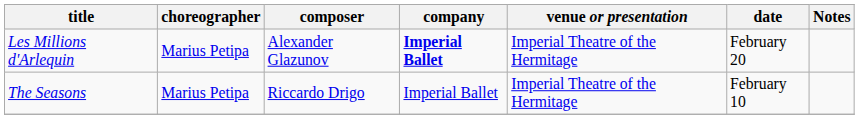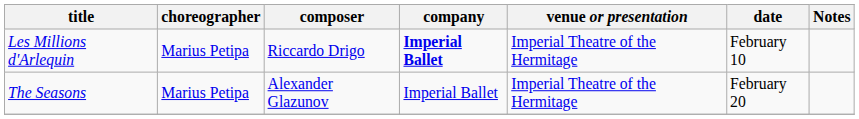(300, 50) Alexander Glazunov -> (316, 50) Riccardo Drigo
(758, 50) February 20 -> (758, 50) February 10
(316, 93) Riccardo Drigo -> (300, 93) Alexander Glazunov
(758, 93) February 10 -> (758, 93) February 20
